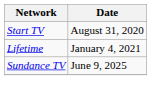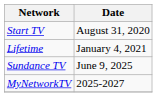+ row: (39, 83)
